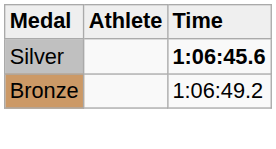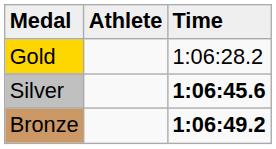+ row: (33, 56)
(218, 90) normal -> (219, 125) bold
